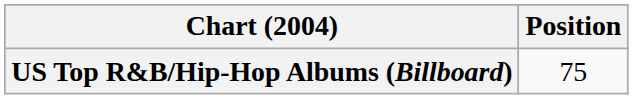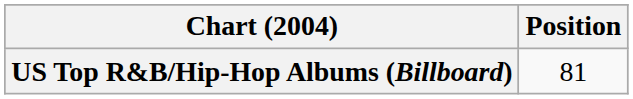(573, 70) 75 -> (573, 70) 81
